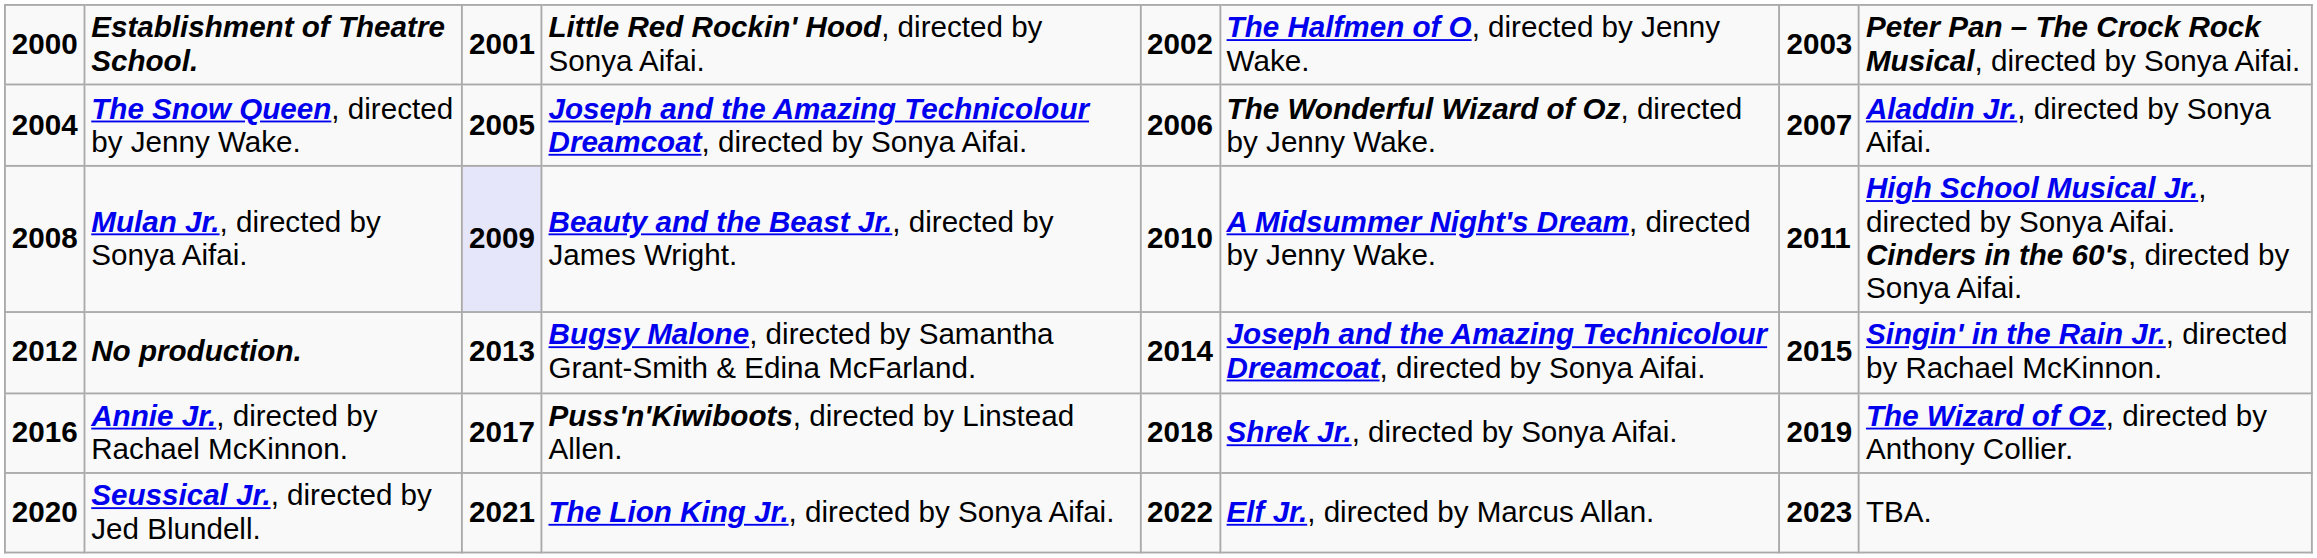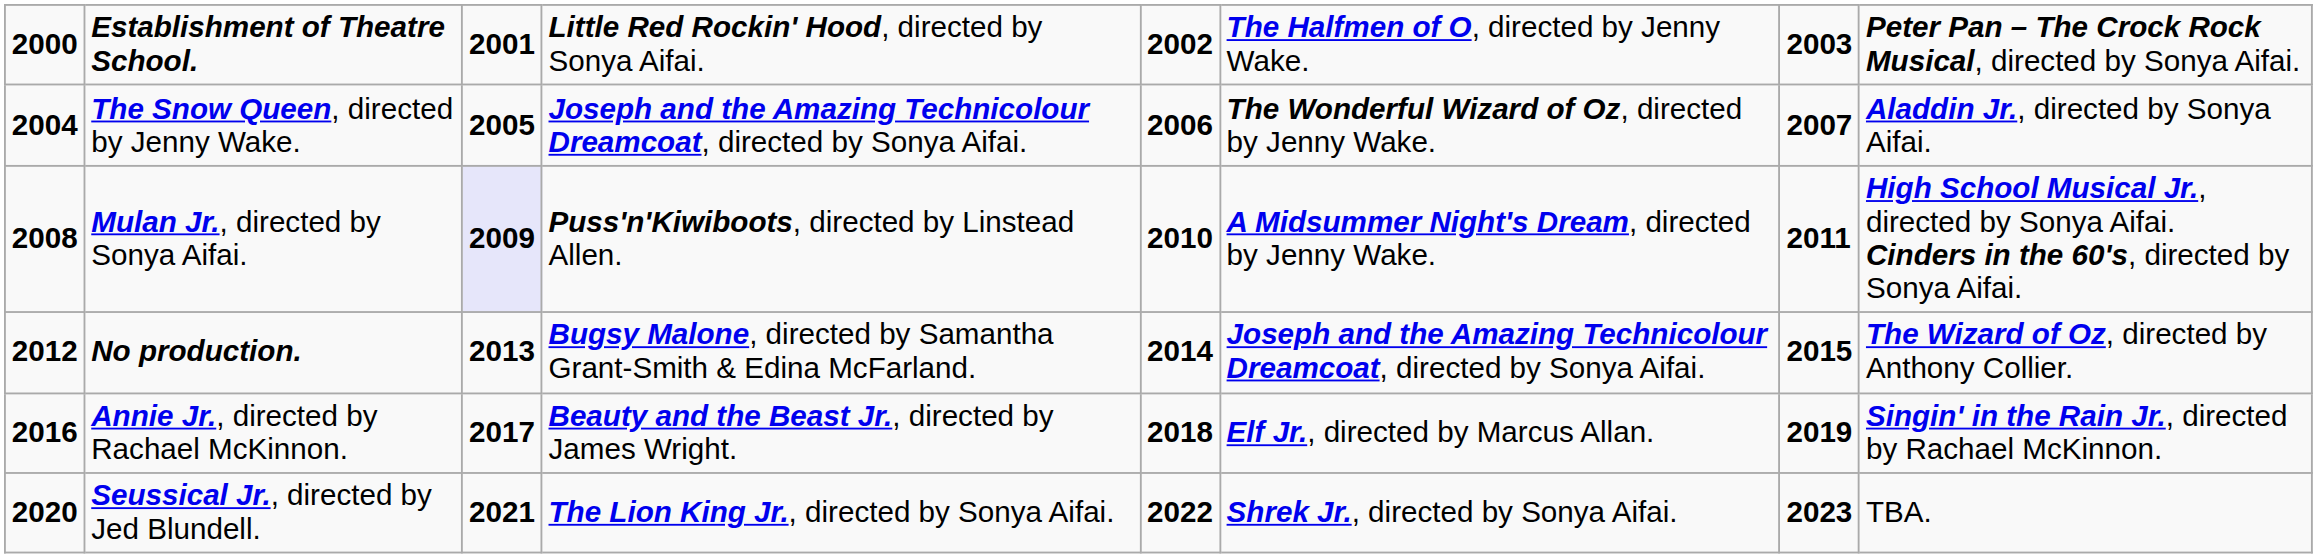(801, 238) Beauty and the Beast Jr., directed by James Wright. -> (811, 238) Puss'n'Kiwiboots, directed by Linstead Allen.
(2077, 351) Singin' in the Rain Jr., directed by Rachael McKinnon. -> (2067, 351) The Wizard of Oz, directed by Anthony Collier.
(811, 432) Puss'n'Kiwiboots, directed by Linstead Allen. -> (801, 432) Beauty and the Beast Jr., directed by James Wright.
(1452, 432) Shrek Jr., directed by Sonya Aifai. -> (1440, 432) Elf Jr., directed by Marcus Allan.
(2067, 432) The Wizard of Oz, directed by Anthony Collier. -> (2077, 432) Singin' in the Rain Jr., directed by Rachael McKinnon.
(1440, 512) Elf Jr., directed by Marcus Allan. -> (1452, 512) Shrek Jr., directed by Sonya Aifai.
